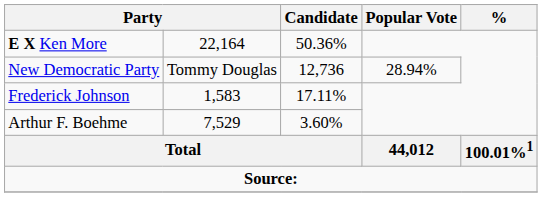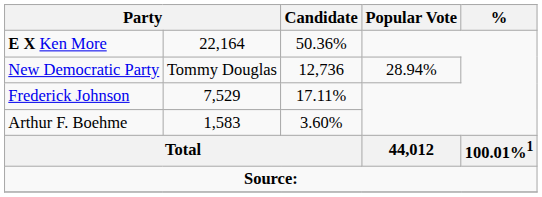(222, 95) 1,583 -> (222, 95) 7,529
(222, 122) 7,529 -> (222, 122) 1,583
